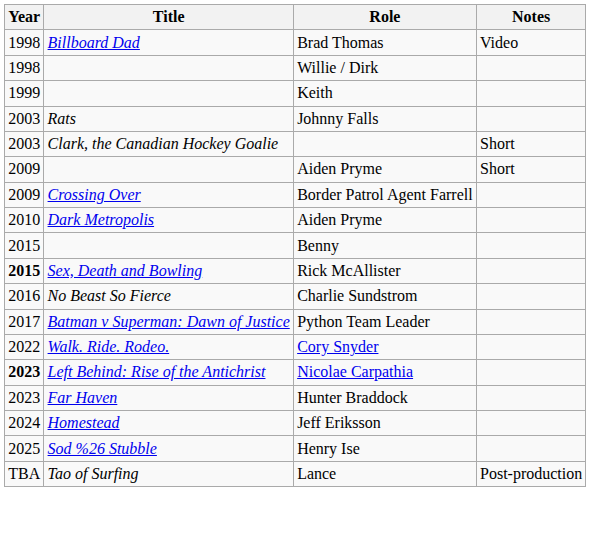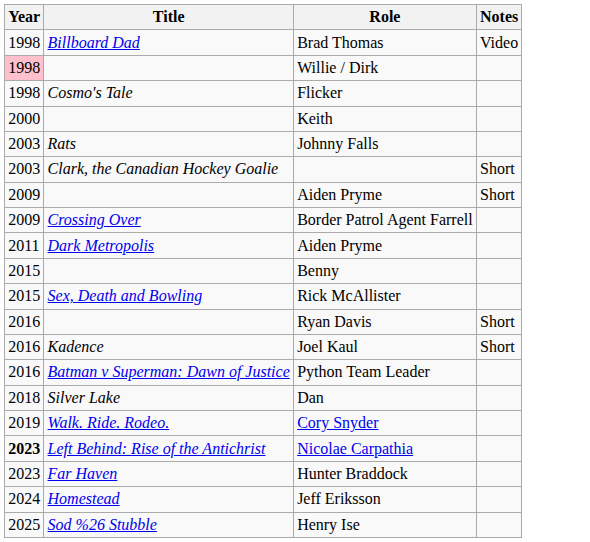(24, 67) no background -> (24, 67) pink background
+ row: (90, 93)
(24, 93) 1999 -> (24, 118) 2000
(24, 220) 2010 -> (24, 245) 2011
(24, 270) bold -> (24, 296) normal
+ row: (169, 322)
- row: (109, 296)
+ row: (76, 347)
(24, 321) 2017 -> (24, 372) 2016
+ row: (84, 397)
(24, 347) 2022 -> (24, 423) 2019
- row: (93, 473)
